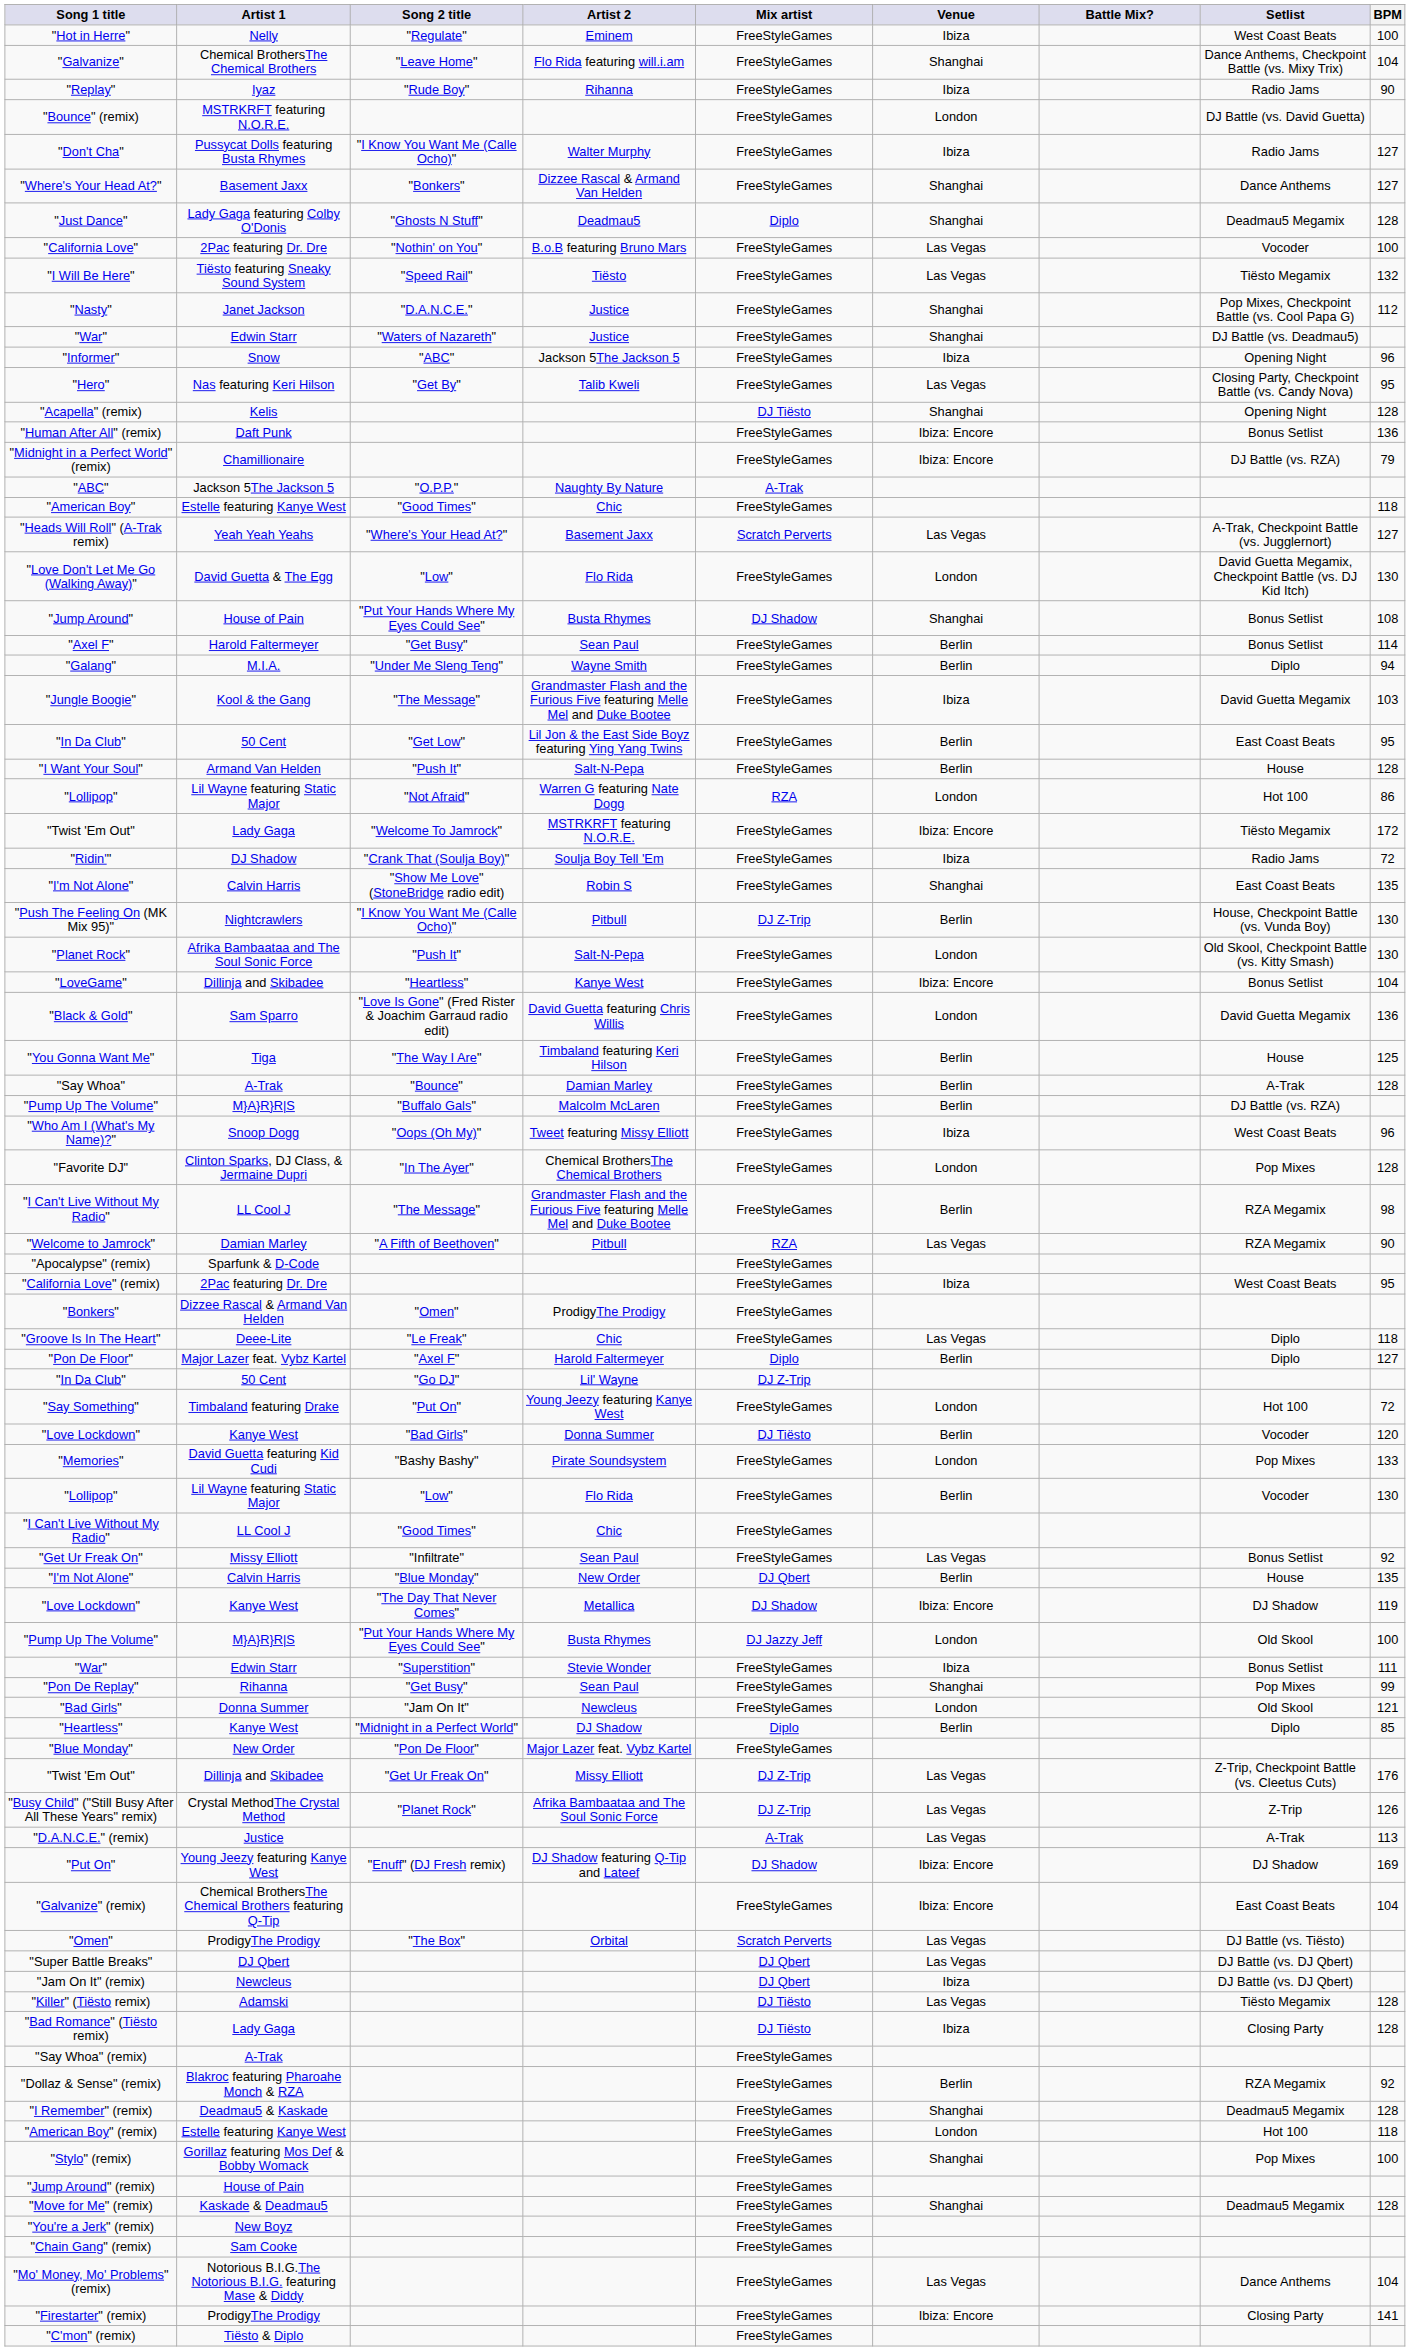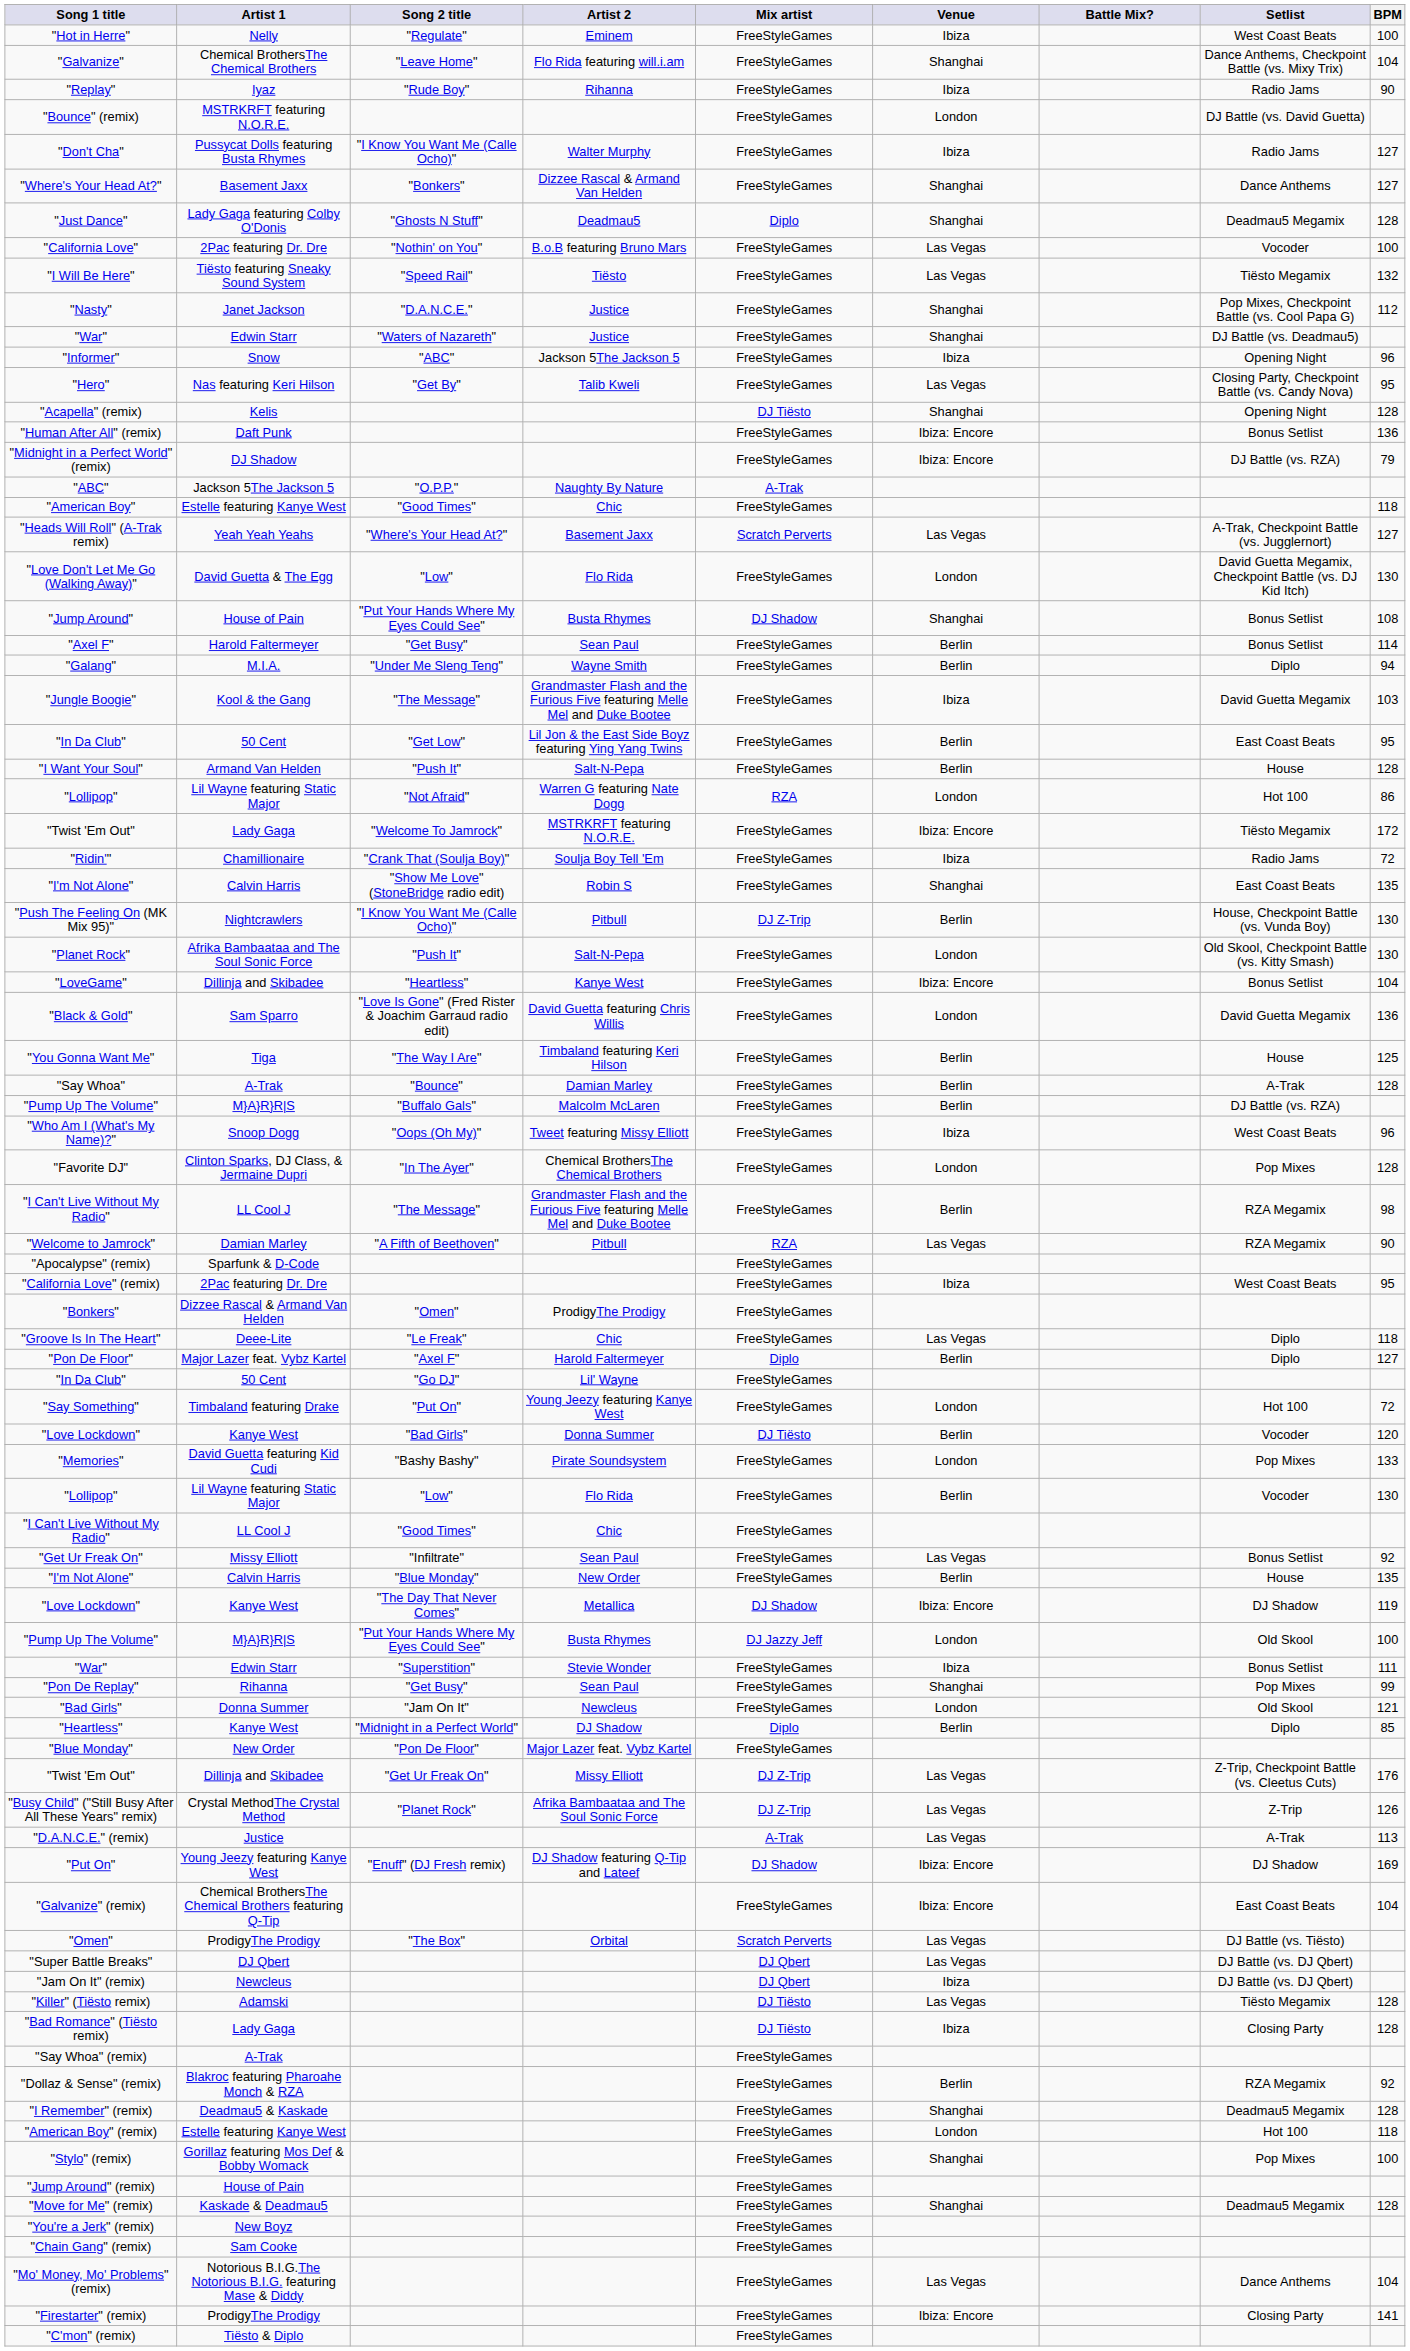(264, 460) Chamillionaire -> (264, 460) DJ Shadow
(264, 858) DJ Shadow -> (264, 858) Chamillionaire
(784, 1379) DJ Z-Trip -> (784, 1379) FreeStyleGames
(784, 1578) DJ Qbert -> (784, 1578) FreeStyleGames
